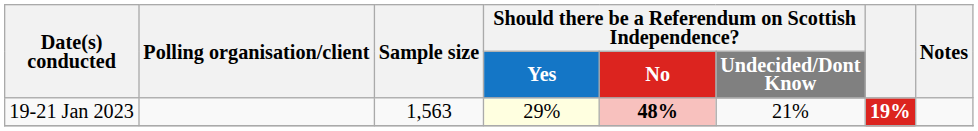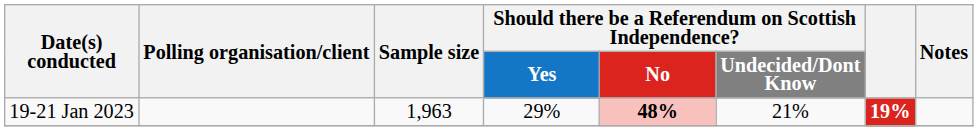(429, 111) 1,563 -> (429, 111) 1,963
(542, 111) lightyellow background -> (542, 111) no background
